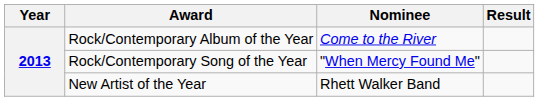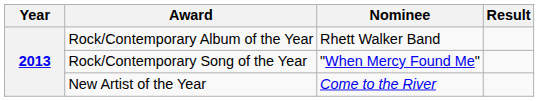(378, 38) Come to the River -> (380, 38) Rhett Walker Band
(380, 84) Rhett Walker Band -> (378, 84) Come to the River
